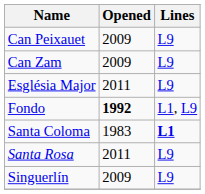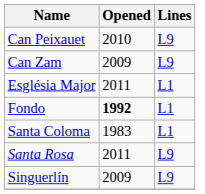(117, 39) 2009 -> (117, 39) 2010
(166, 85) L9 -> (166, 85) L1
(177, 108) L1, L9 -> (166, 108) L1
(166, 131) bold -> (166, 131) normal
